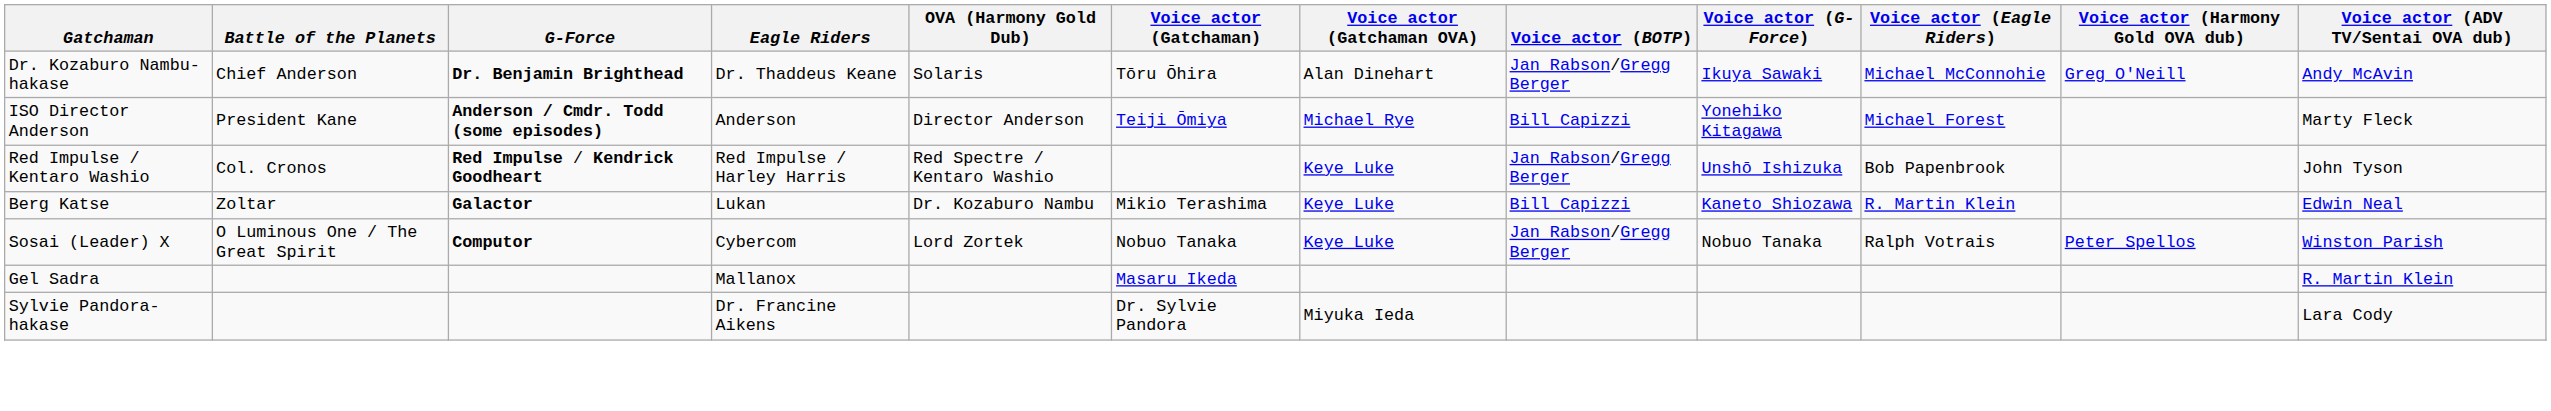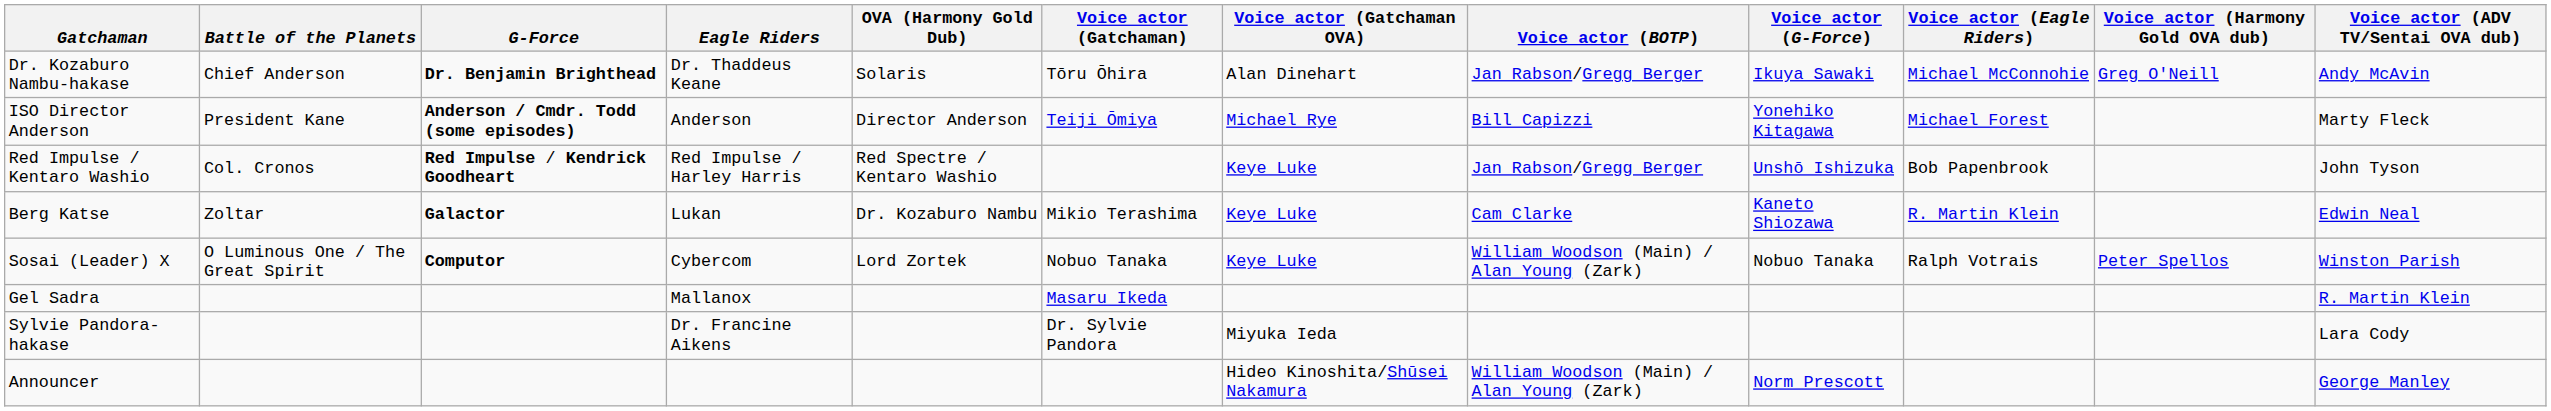(1570, 205) Bill Capizzi -> (1522, 215) Cam Clarke
(1590, 242) Jan Rabson/Gregg Berger -> (1592, 261) William Woodson (Main) / Alan Young (Zark)
+ row: (54, 382)
